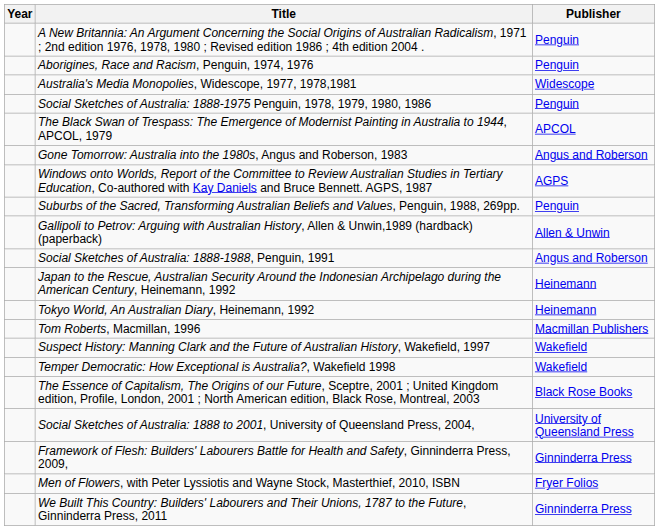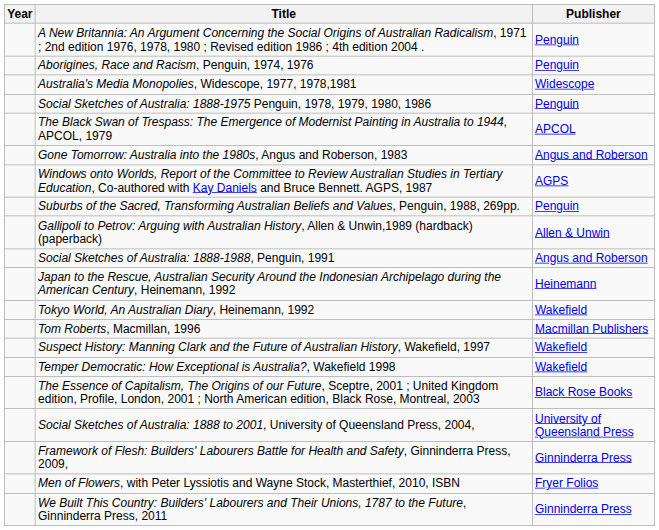(566, 309) Heinemann -> (561, 309) Wakefield
